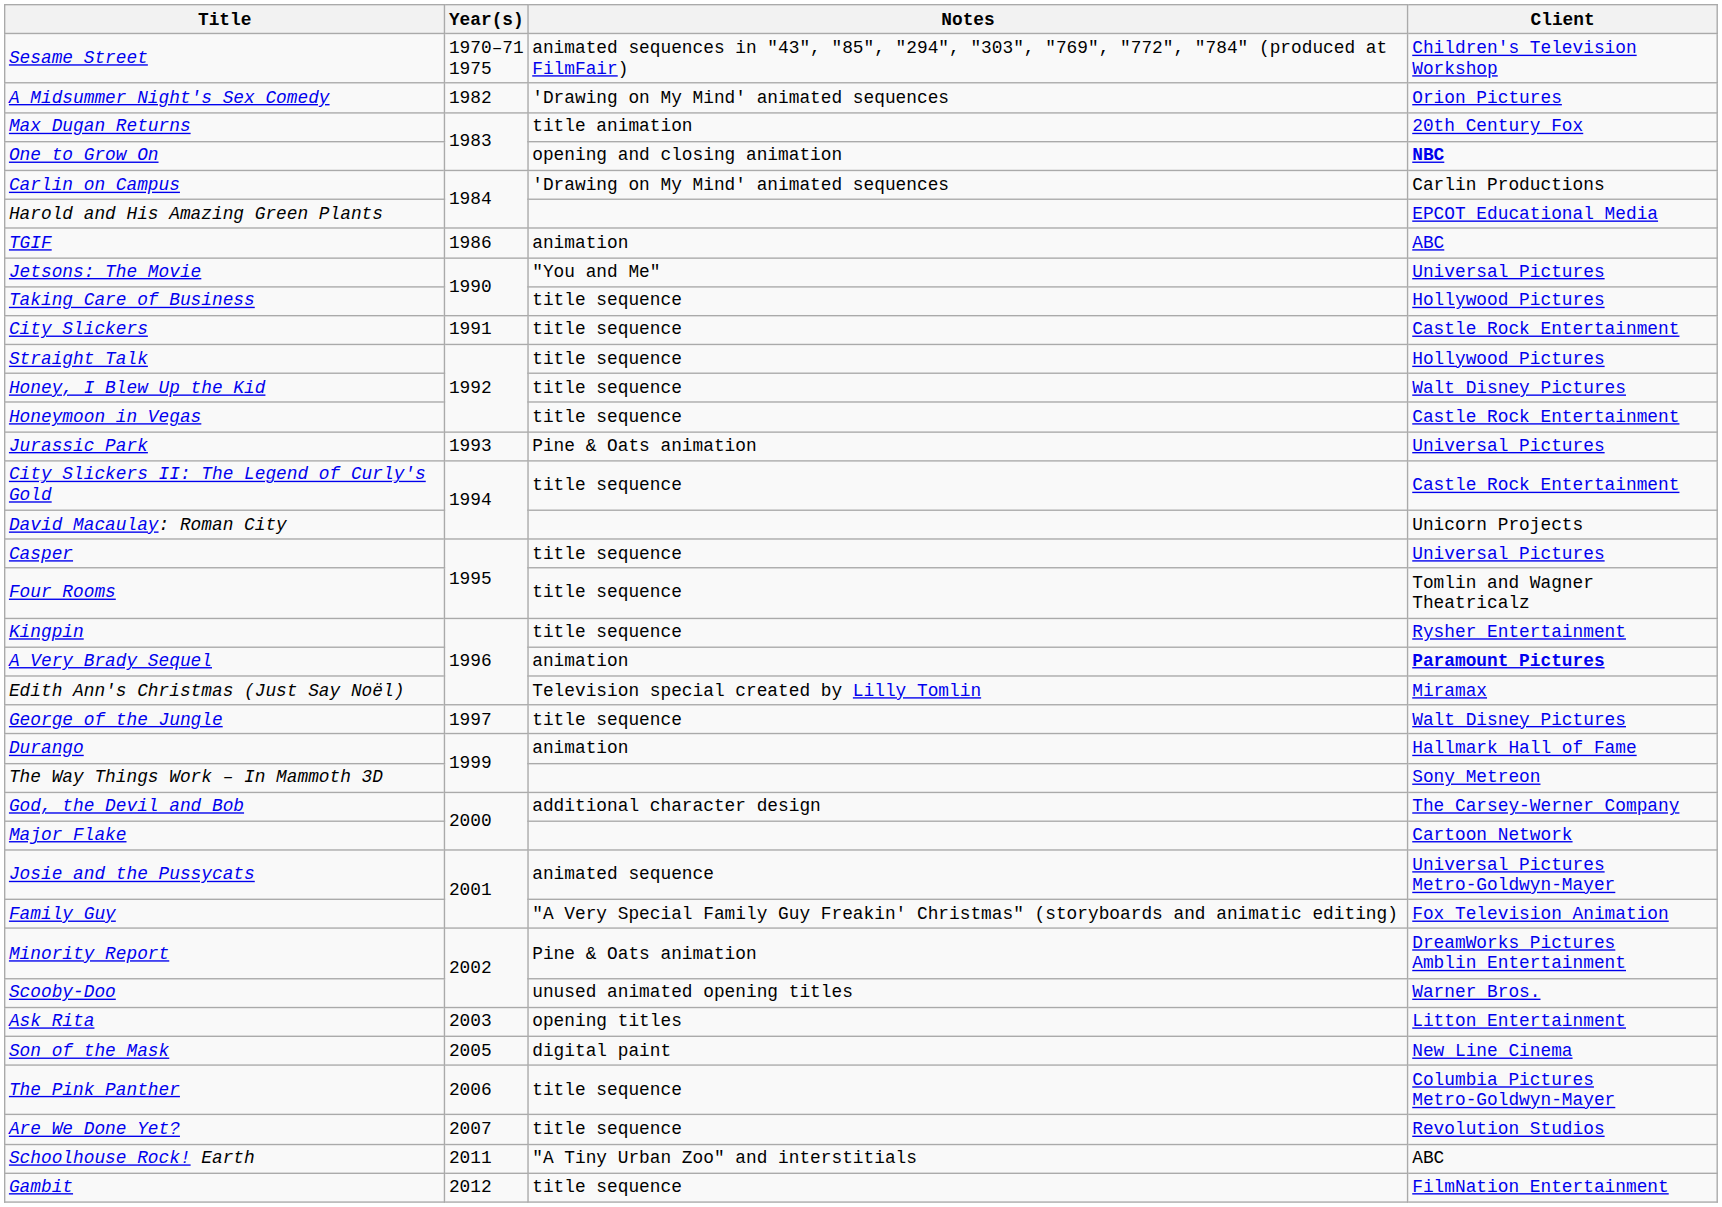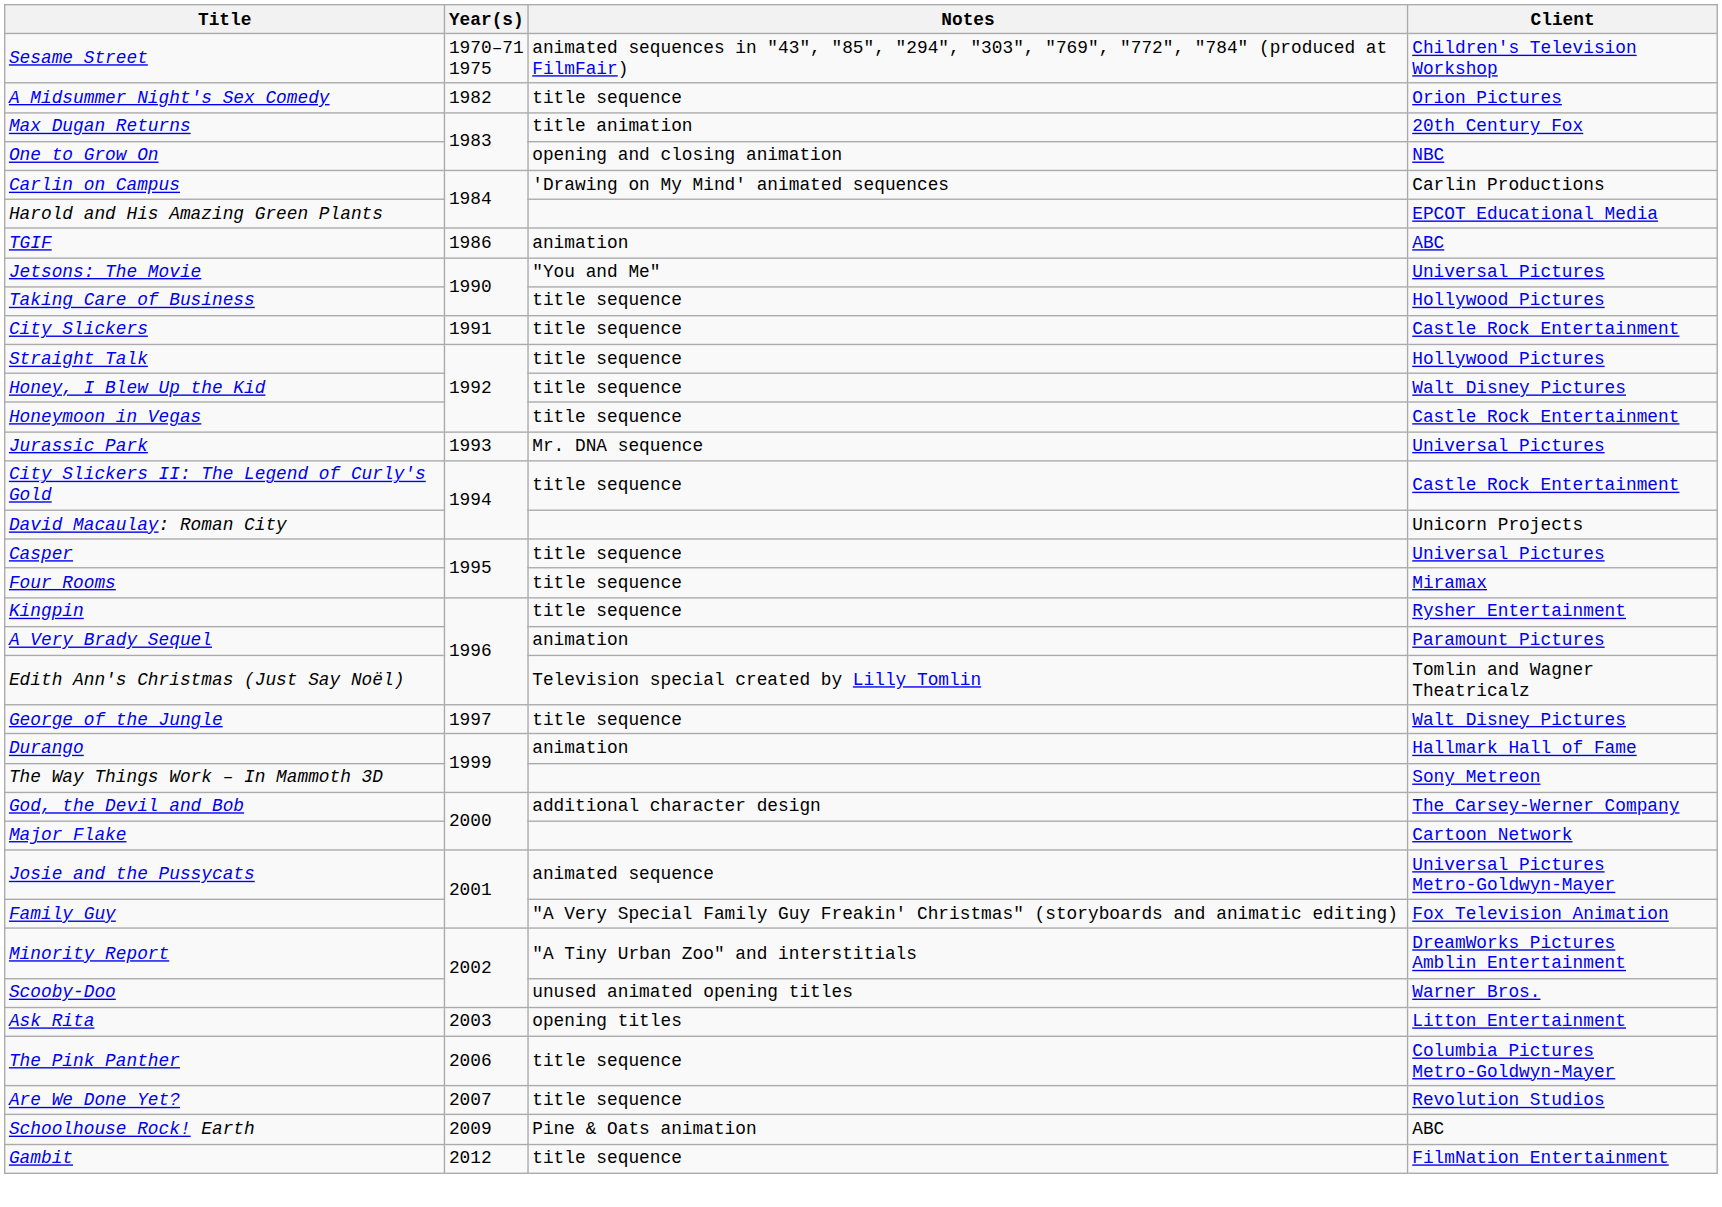(741, 98) 'Drawing on My Mind' animated sequences -> (607, 98) title sequence
(1428, 156) bold -> (1428, 156) normal
(644, 446) Pine & Oats animation -> (618, 446) Mr. DNA sequence
(1503, 593) Tomlin and Wagner Theatricalz -> (1450, 583) Miramax
(1508, 661) bold -> (1508, 641) normal
(1450, 690) Miramax -> (1503, 680) Tomlin and Wagner Theatricalz
(644, 953) Pine & Oats animation -> (725, 953) "A Tiny Urban Zoo" and interstitials
- row: (89, 1051)
(470, 1158) 2011 -> (470, 1129) 2009
(725, 1158) "A Tiny Urban Zoo" and interstitials -> (644, 1129) Pine & Oats animation
